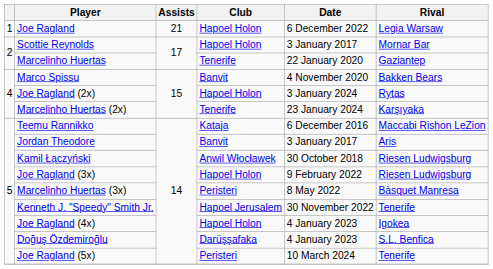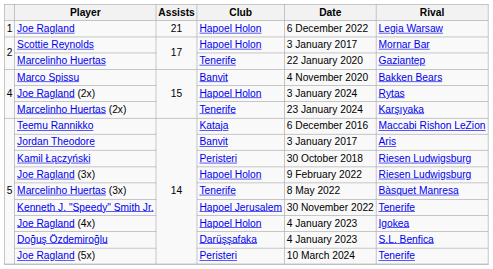(238, 158) Anwil Włocławek -> (218, 158) Peristeri
(218, 191) Peristeri -> (218, 191) Tenerife
